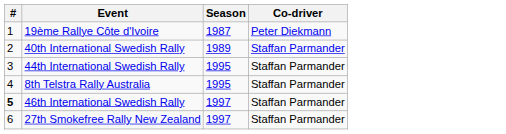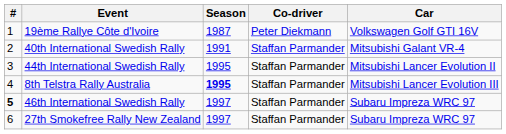+ column: (424, 13)
(218, 48) 1989 -> (218, 48) 1991
(218, 84) normal -> (218, 84) bold
